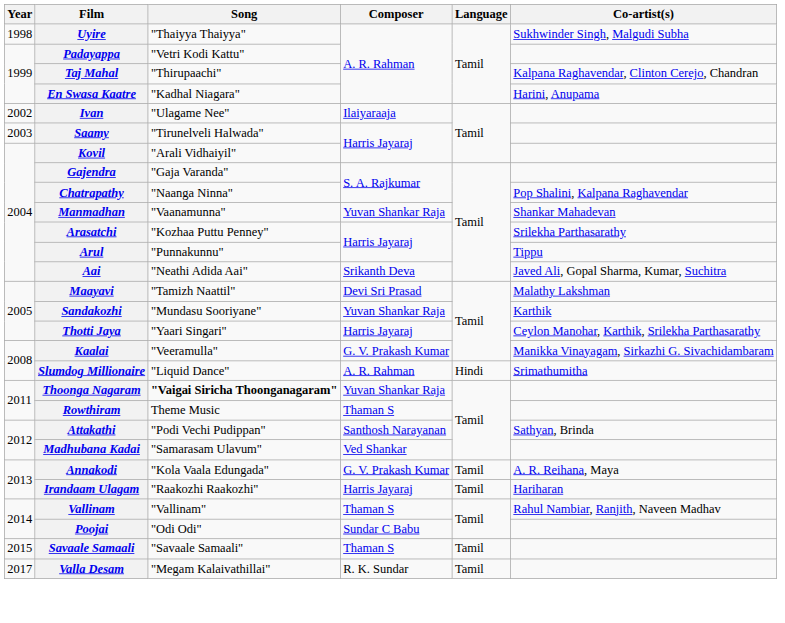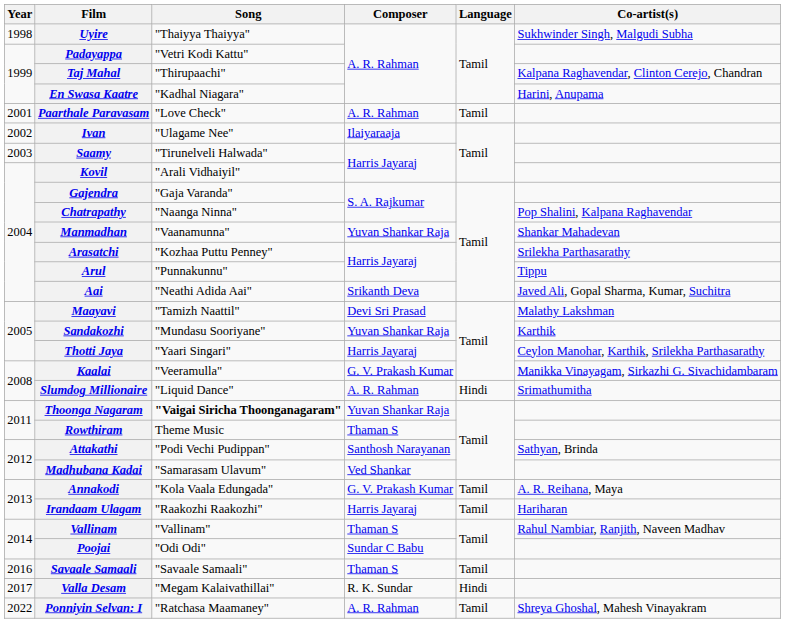+ row: (94, 113)
(20, 548) 2015 -> (20, 568) 2016
(469, 568) Tamil -> (473, 588) Hindi
+ row: (94, 608)
